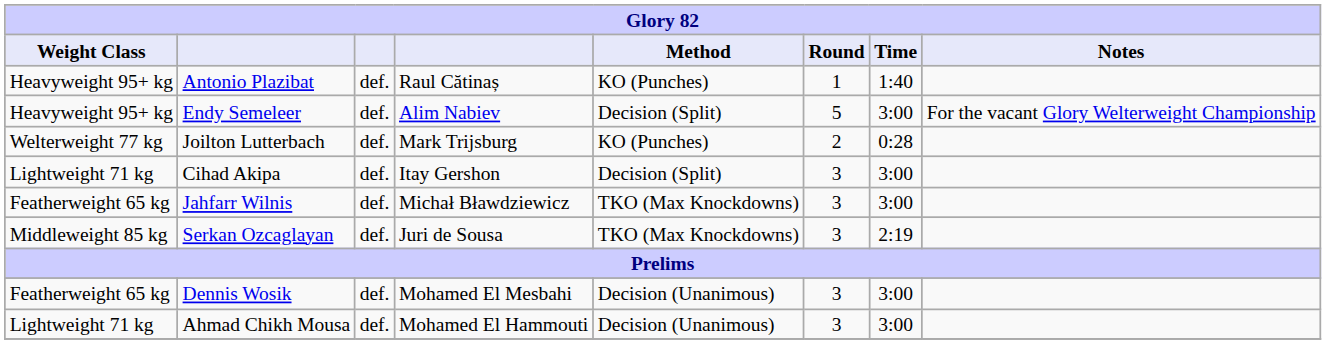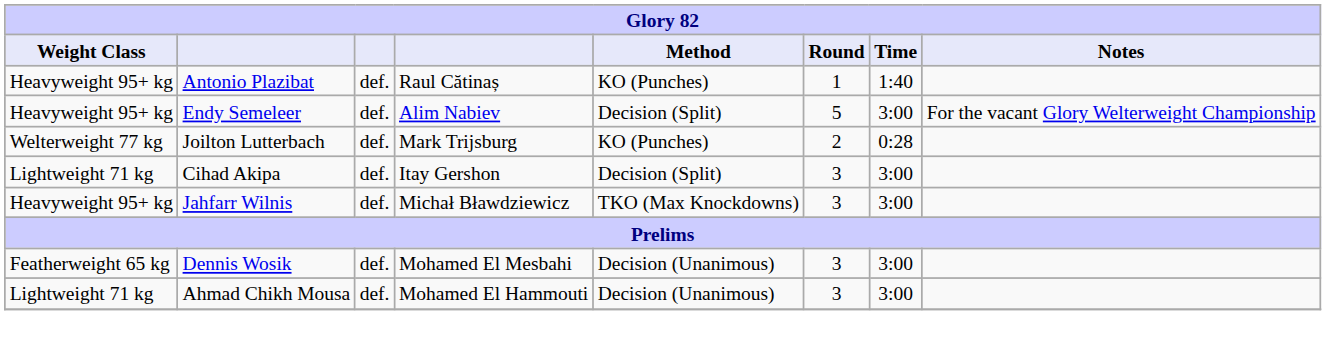(90, 203) Featherweight 65 kg -> (91, 203) Heavyweight 95+ kg
- row: (258, 233)
